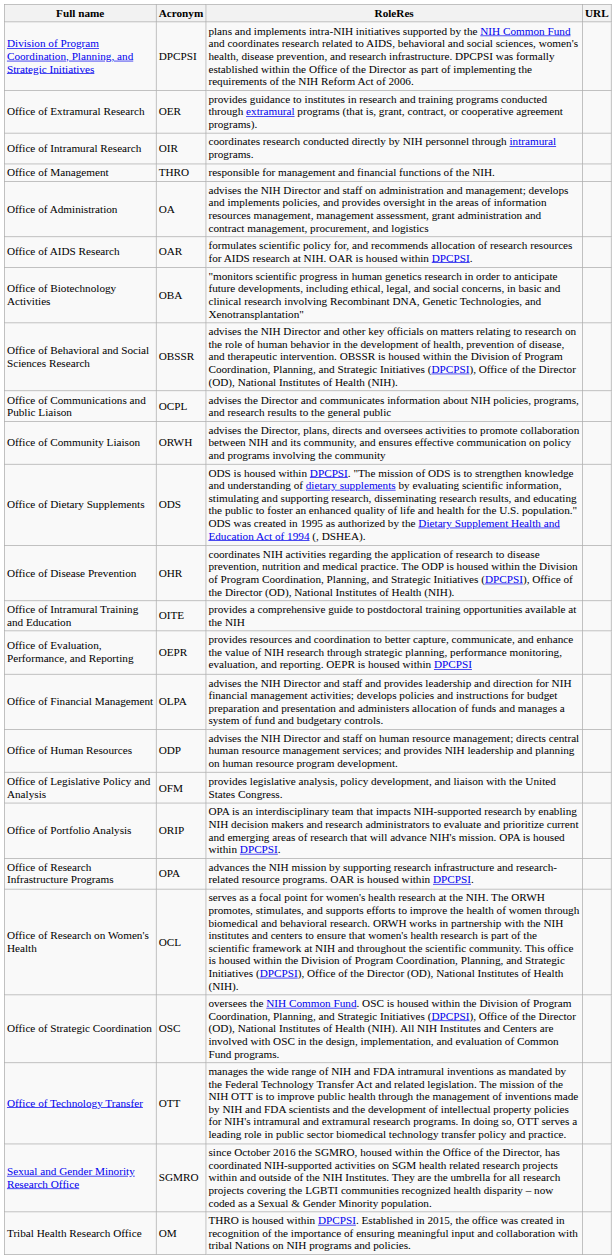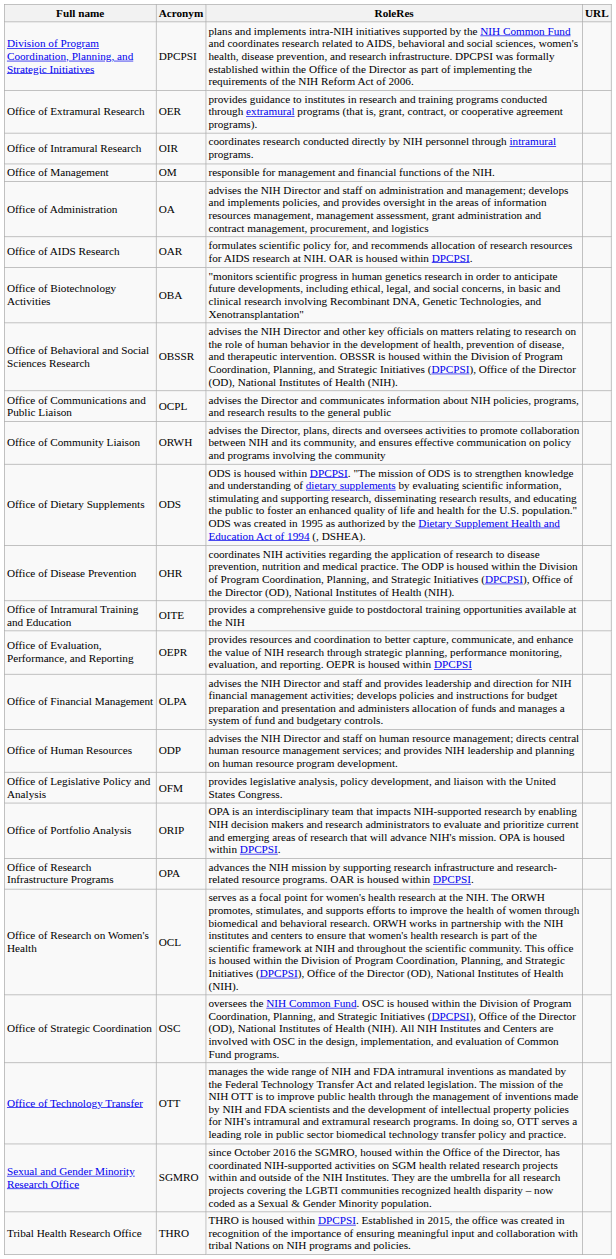(174, 172) THRO -> (168, 172) OM
(168, 1233) OM -> (174, 1233) THRO
